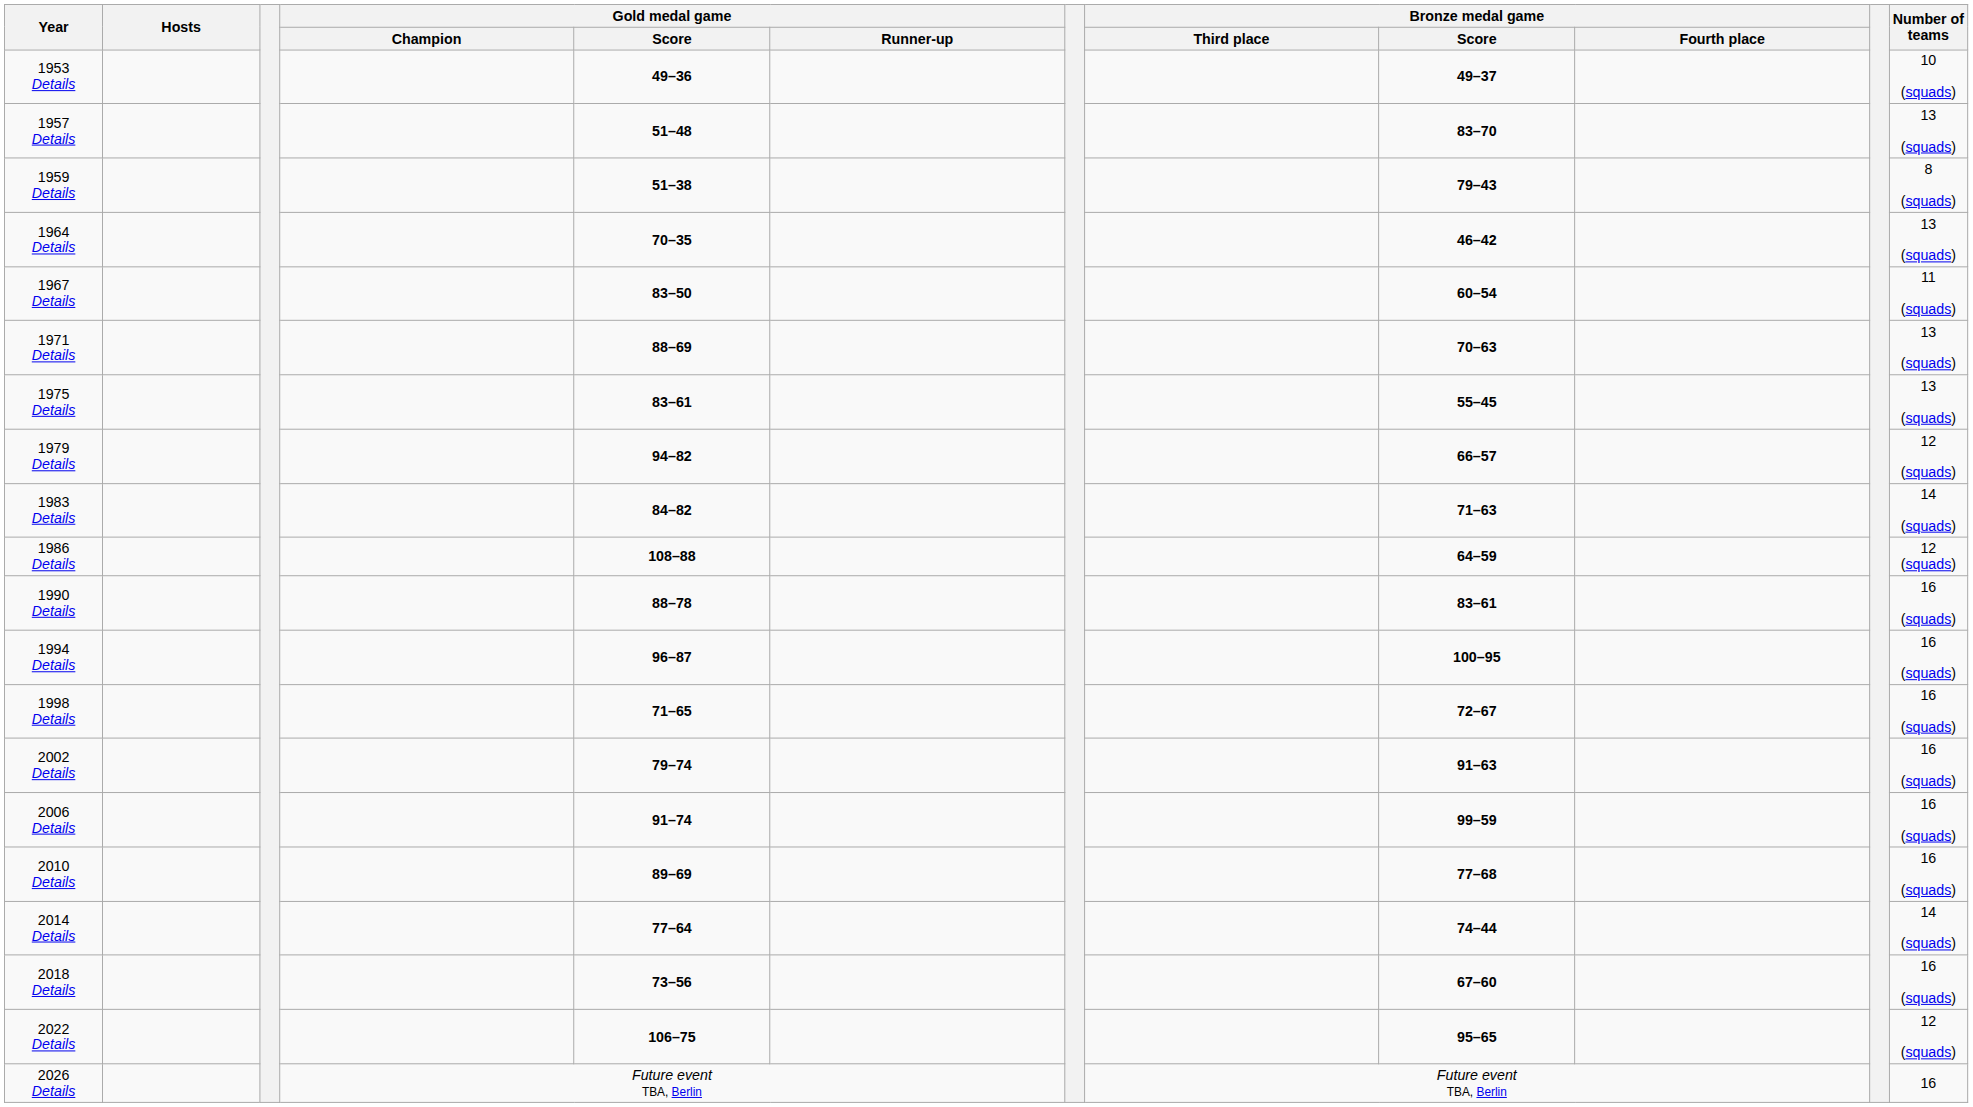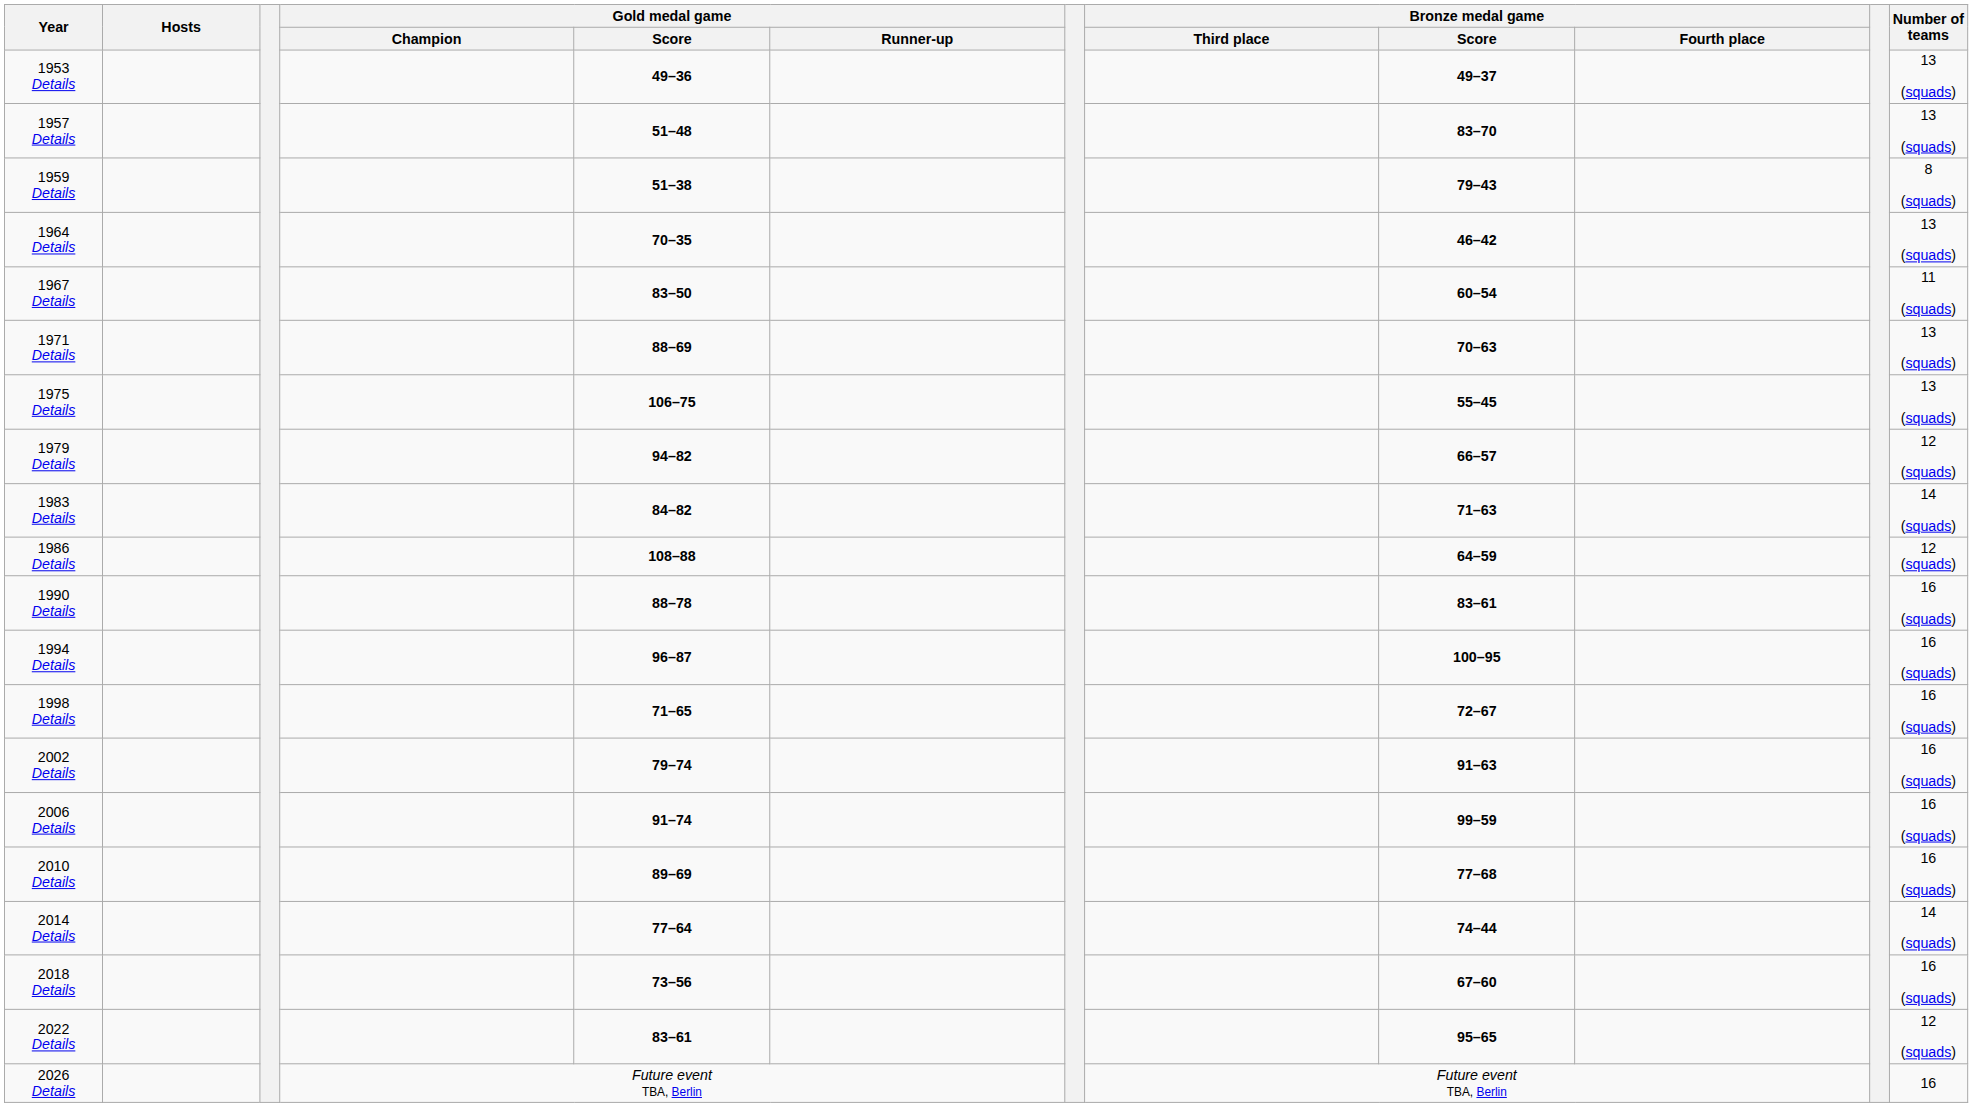(1928, 77) 10 (squads) -> (1928, 77) 13 (squads)
(672, 402) 83–61 -> (672, 402) 106–75
(672, 1037) 106–75 -> (672, 1037) 83–61
